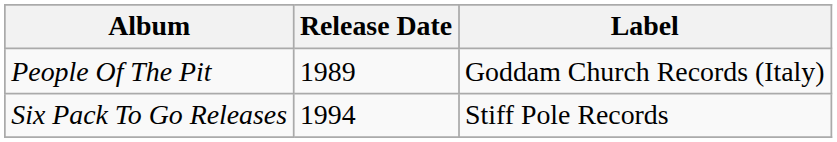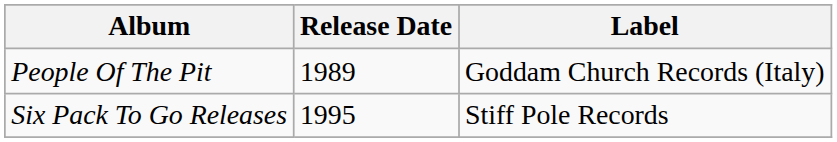(328, 114) 1994 -> (328, 114) 1995
